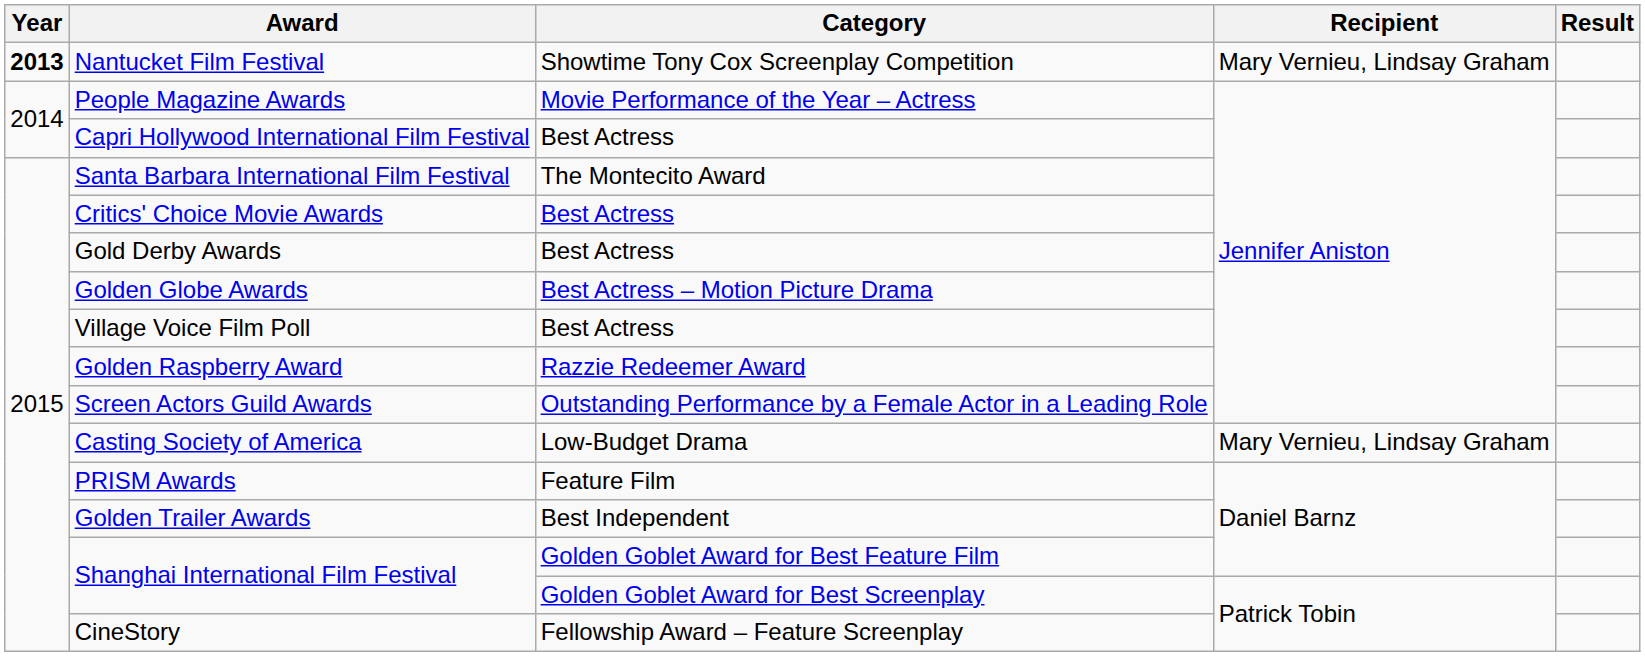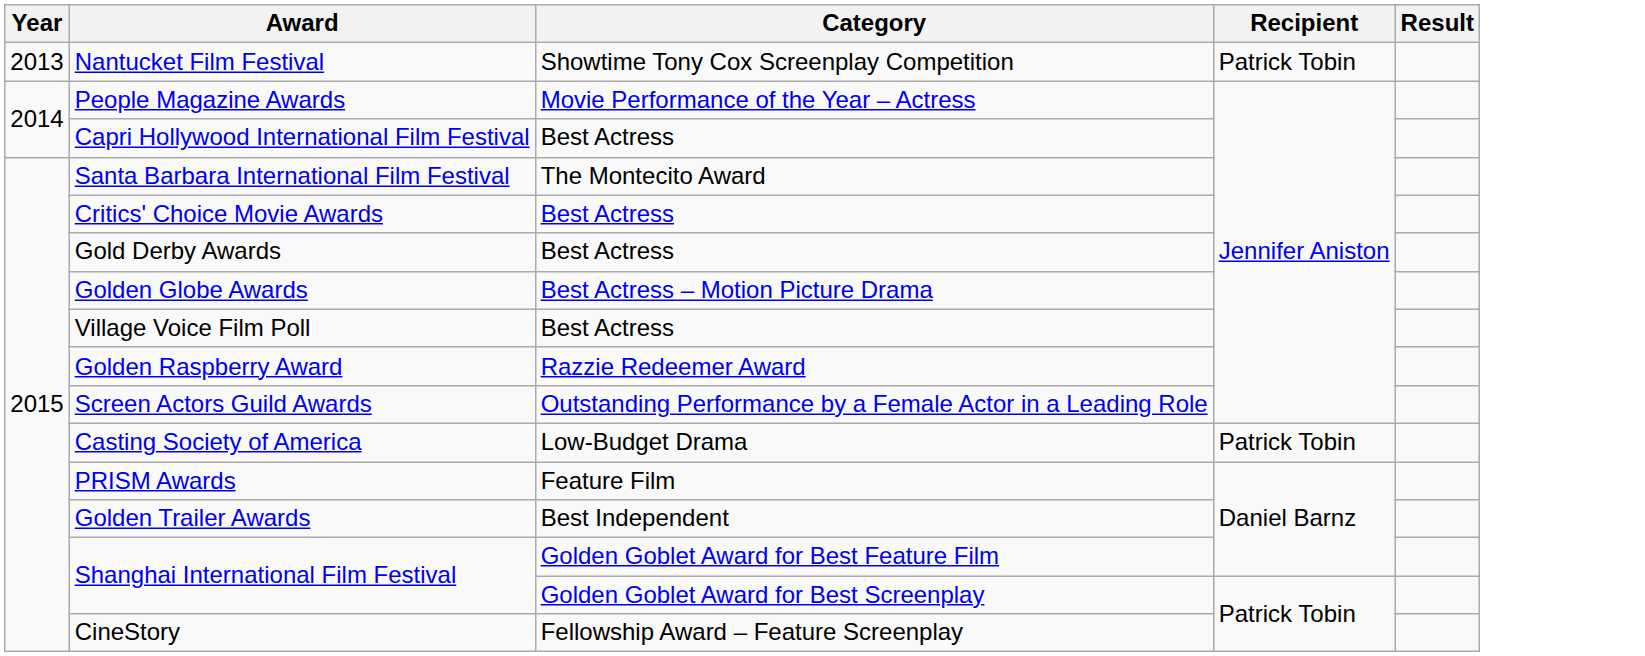(37, 61) bold -> (37, 61) normal
(1384, 61) Mary Vernieu, Lindsay Graham -> (1287, 61) Patrick Tobin
(1384, 442) Mary Vernieu, Lindsay Graham -> (1287, 442) Patrick Tobin
